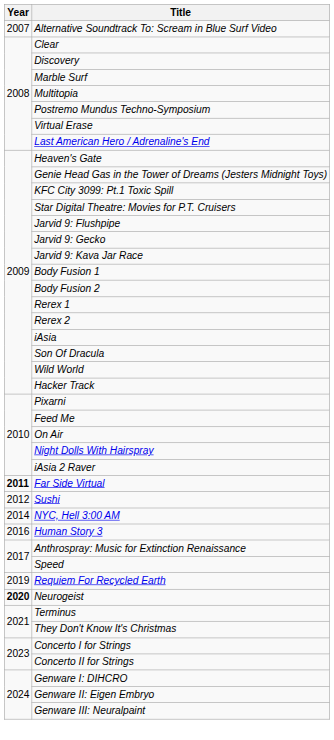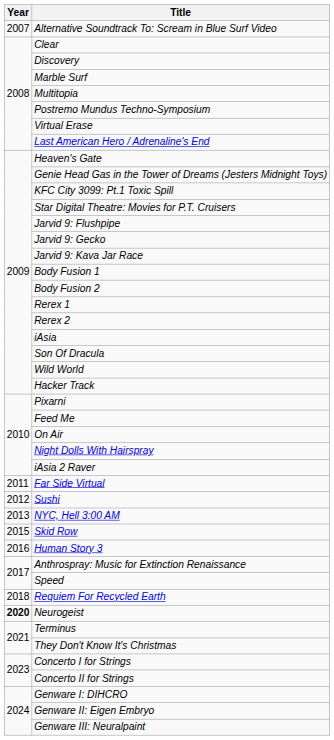(18, 483) bold -> (18, 483) normal
(18, 516) 2014 -> (18, 516) 2013
+ row: (56, 532)
(18, 581) 2019 -> (18, 597) 2018
